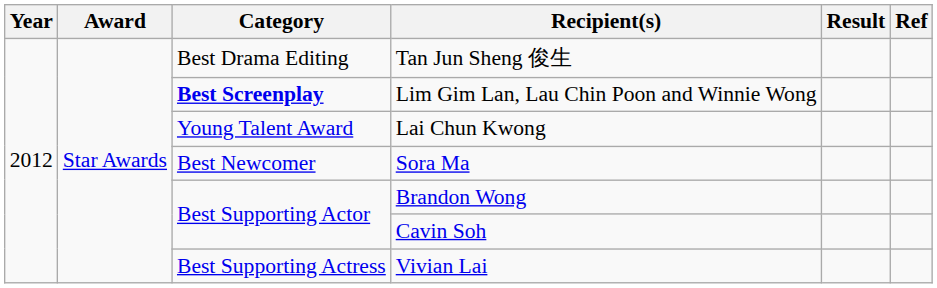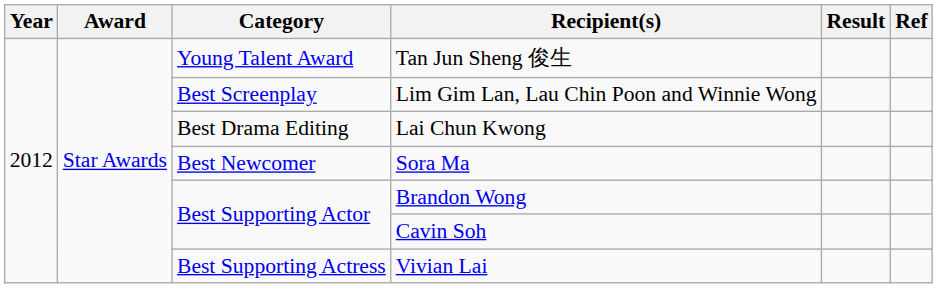(263, 57) Best Drama Editing -> (265, 57) Young Talent Award
(250, 94) bold -> (247, 94) normal
(265, 128) Young Talent Award -> (263, 128) Best Drama Editing
